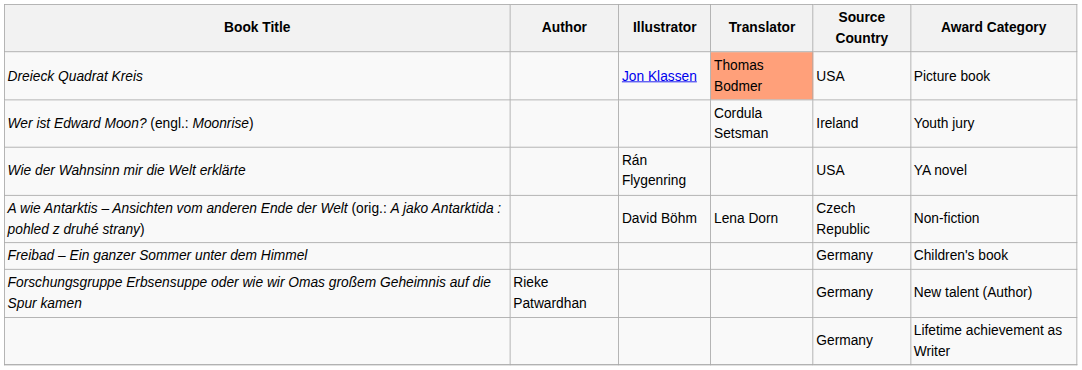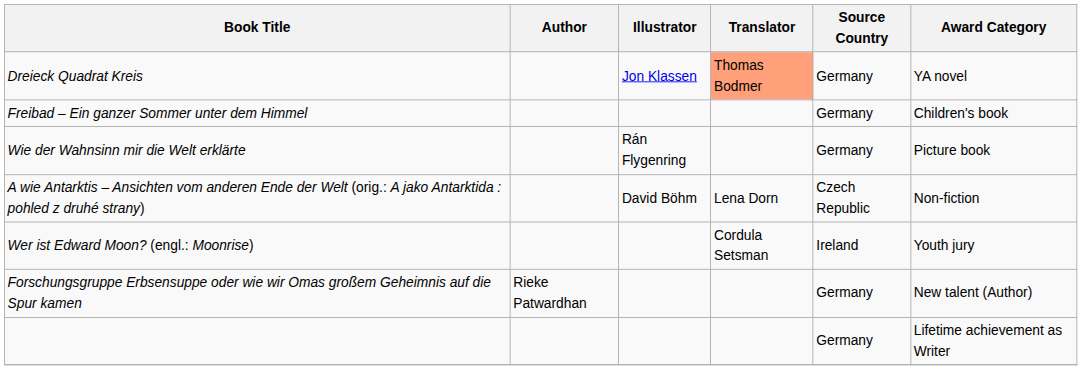(830, 75) USA -> (845, 75) Germany
(952, 75) Picture book -> (940, 75) YA novel
rows swapped: (157, 256) <-> (131, 123)
(830, 171) USA -> (845, 150) Germany
(940, 171) YA novel -> (952, 150) Picture book
